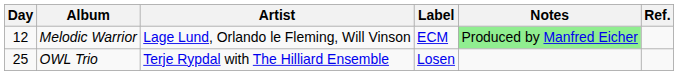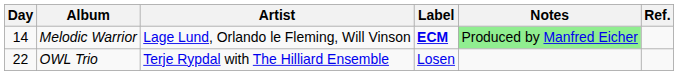(20, 37) 12 -> (20, 37) 14
(433, 37) normal -> (433, 37) bold
(20, 59) 25 -> (20, 59) 22
